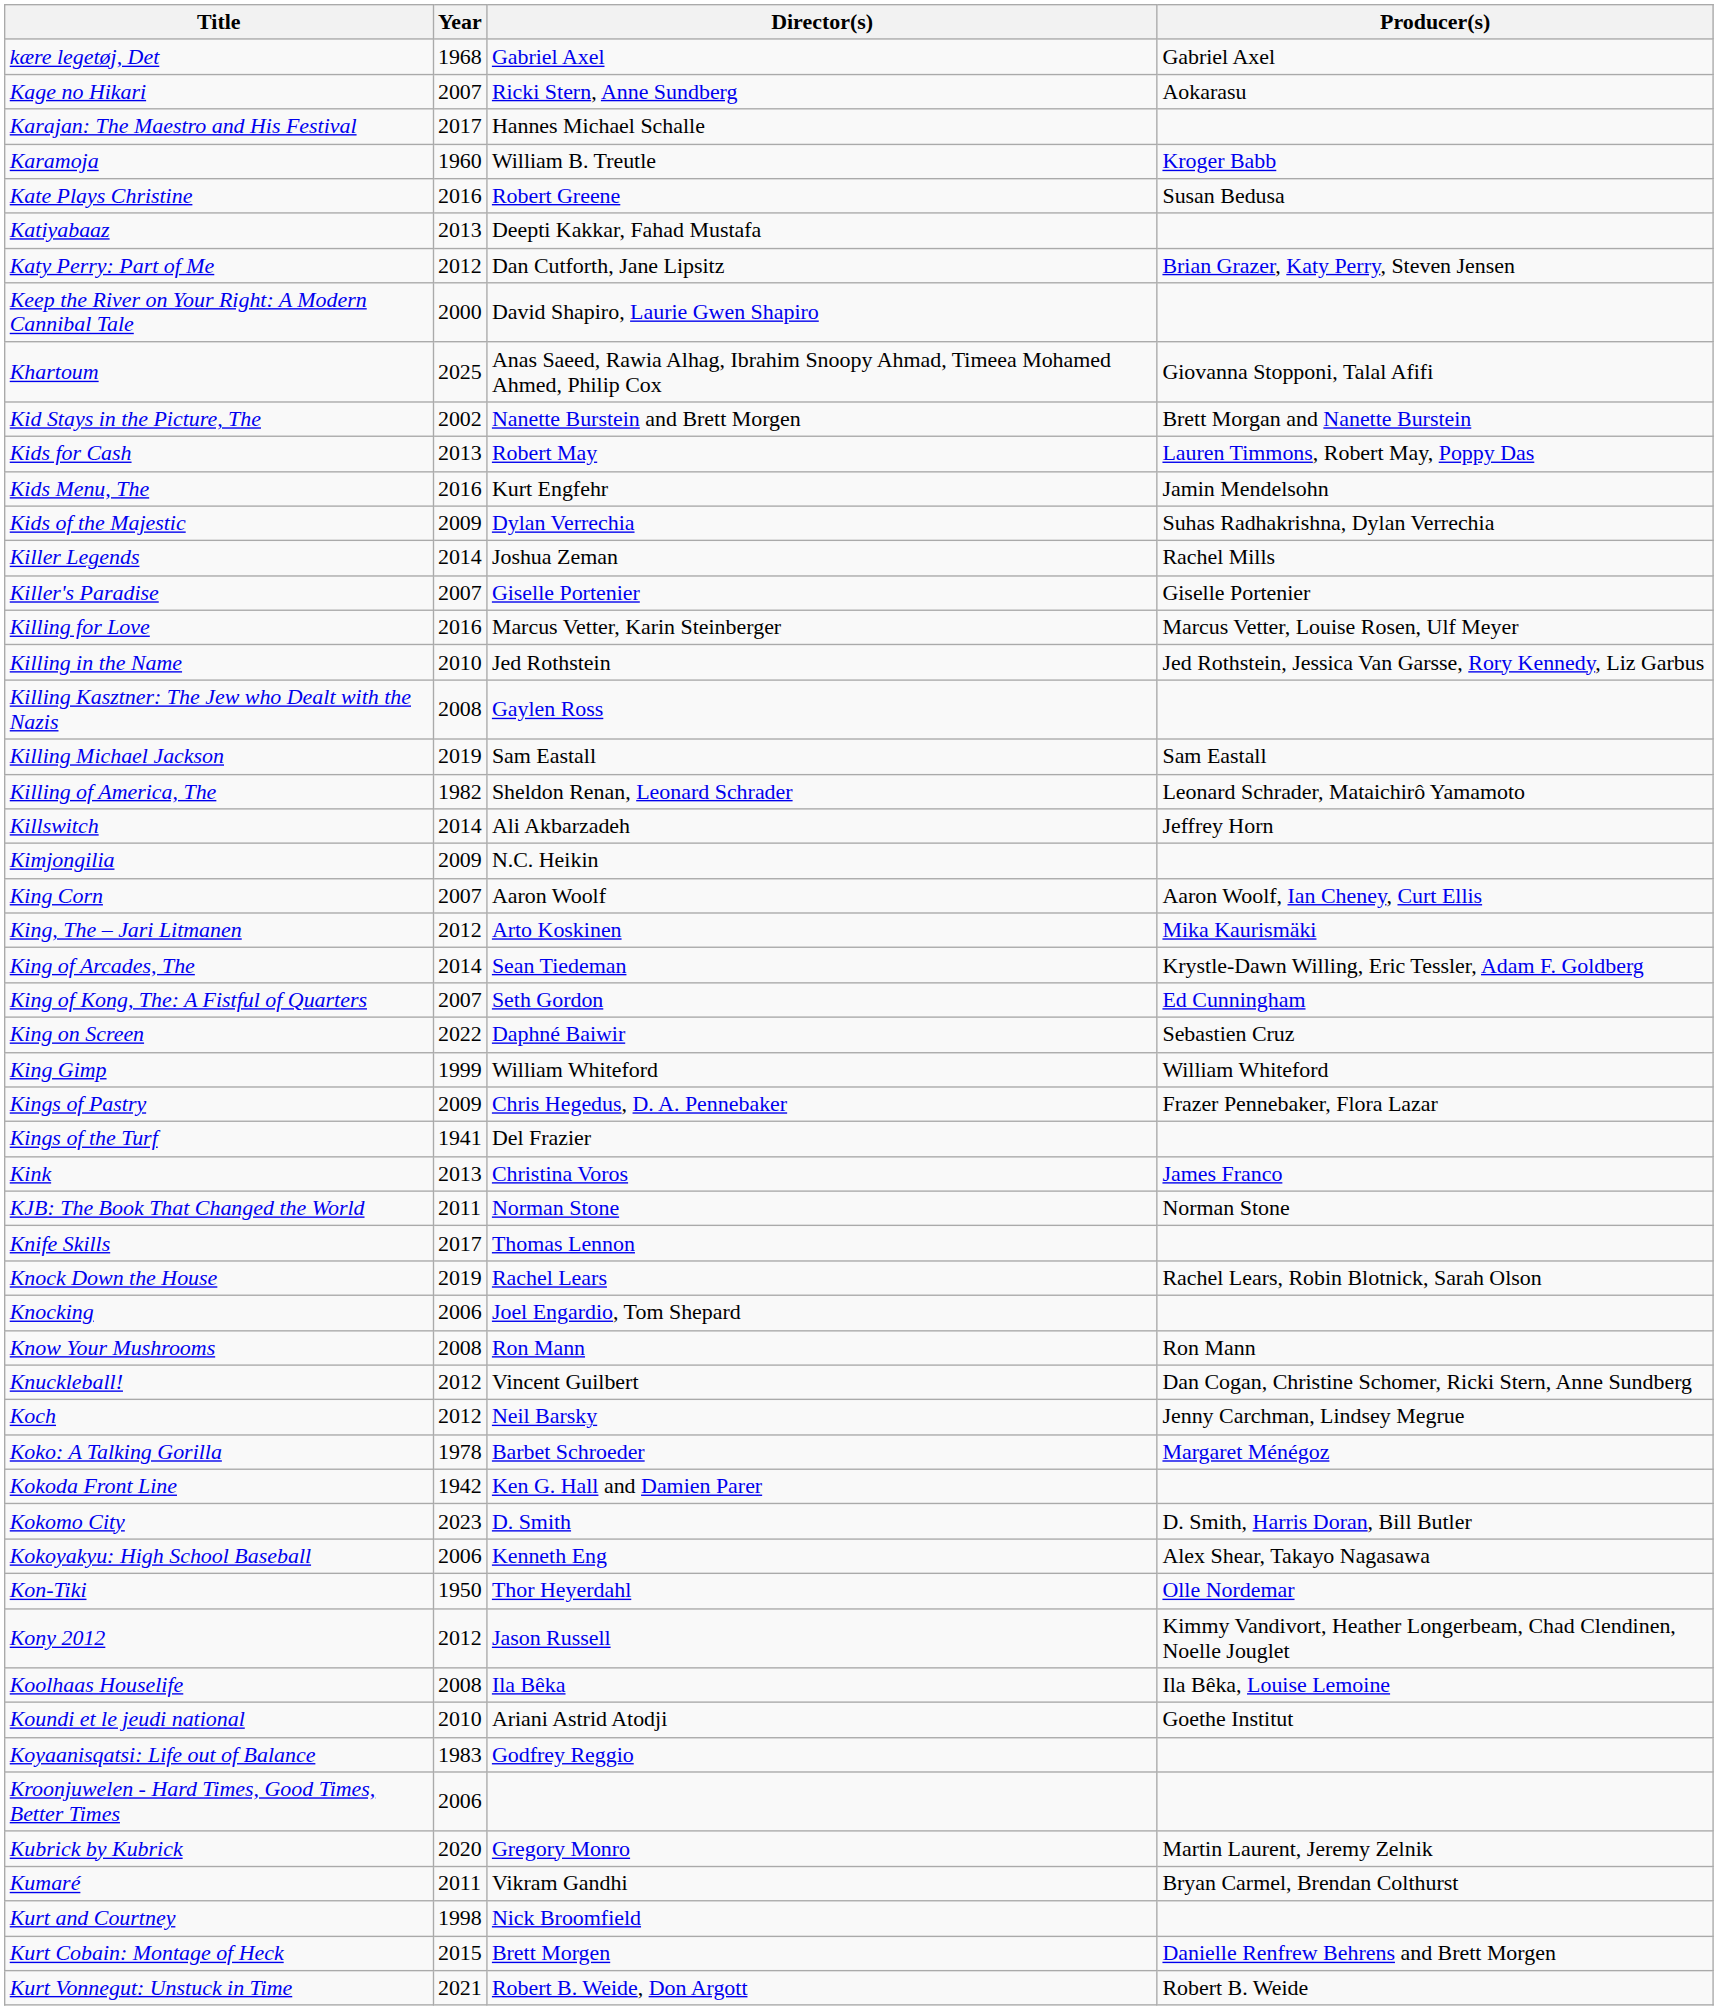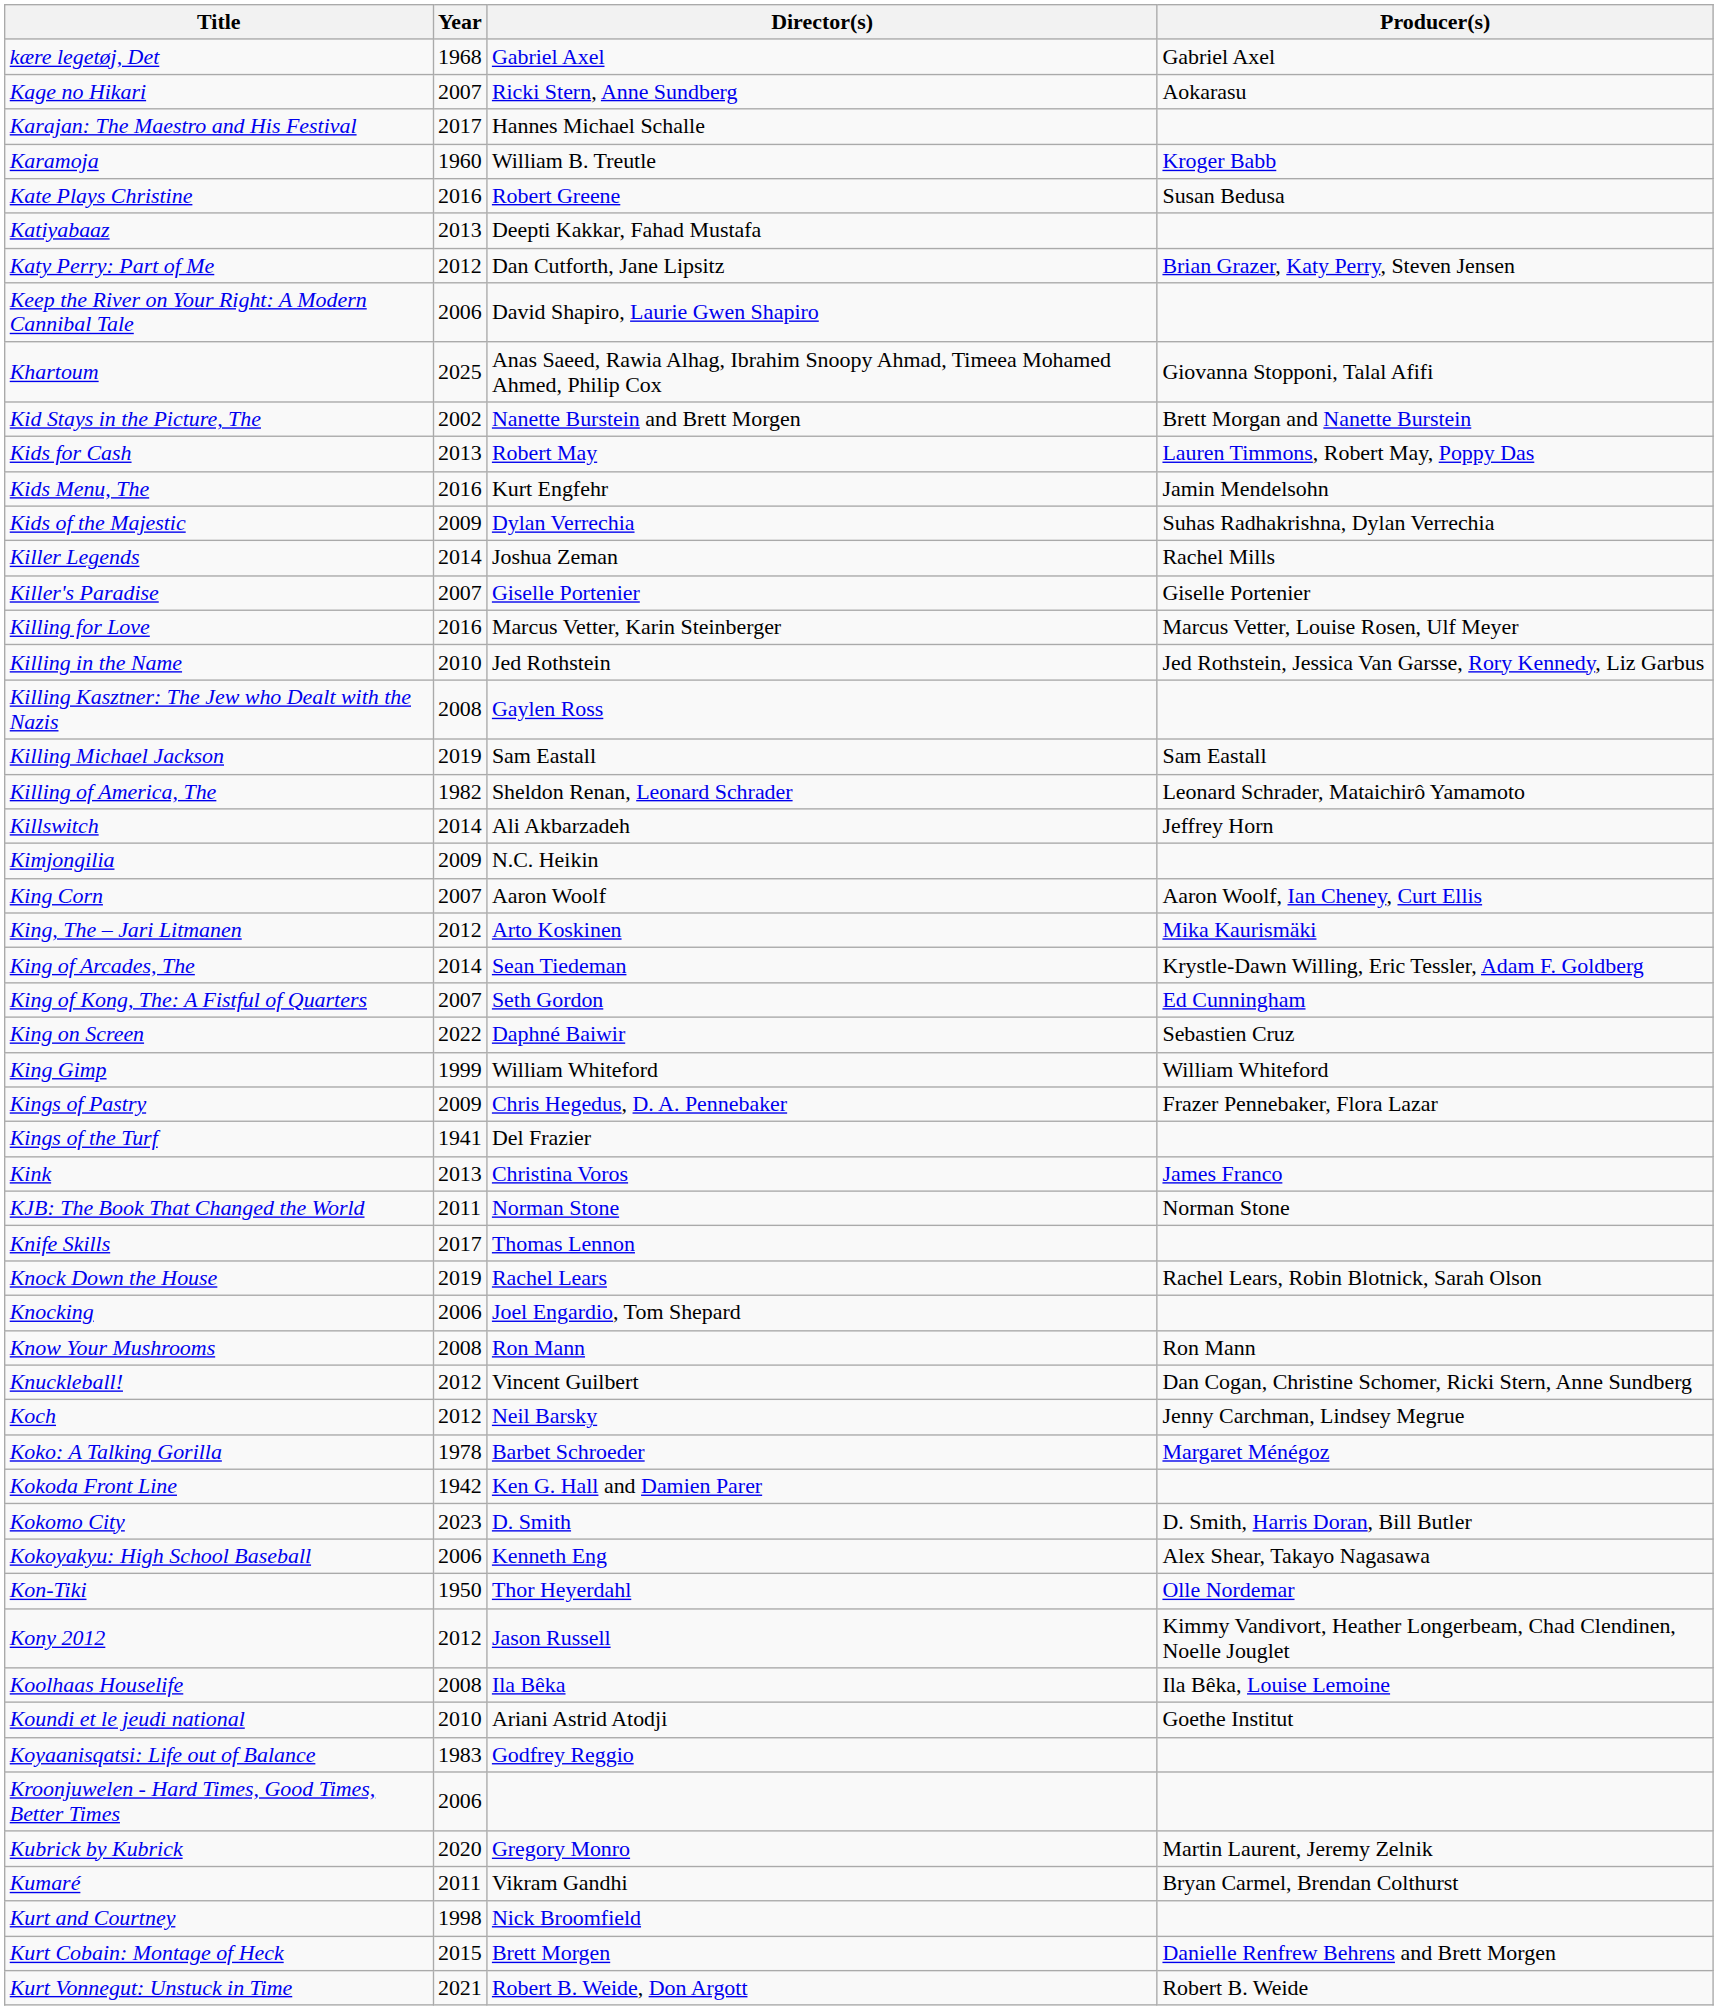(460, 312) 2000 -> (460, 312) 2006
